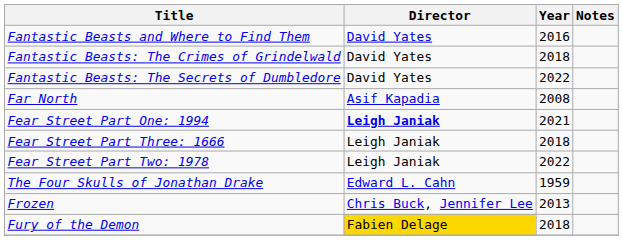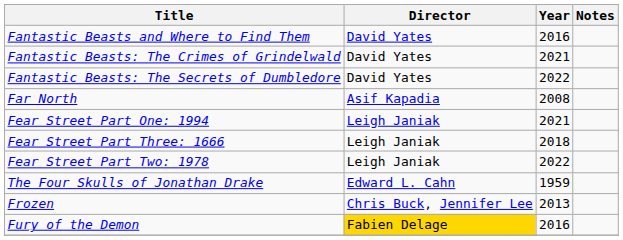(554, 57) 2018 -> (554, 57) 2021
(393, 120) bold -> (393, 120) normal
(554, 225) 2018 -> (554, 225) 2016
